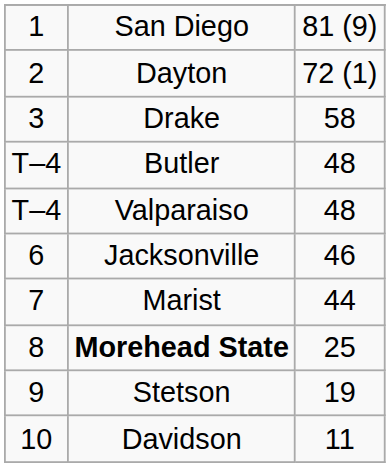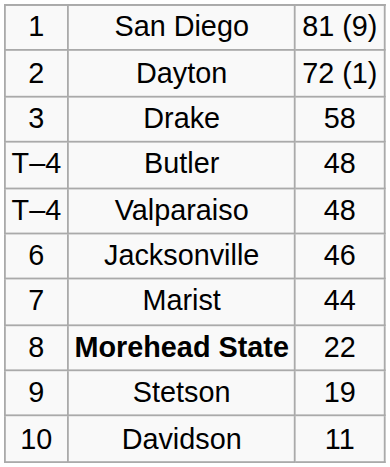(340, 347) 25 -> (340, 347) 22
